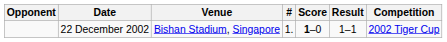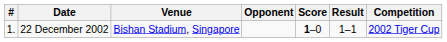columns swapped: (289, 12) <-> (31, 12)
